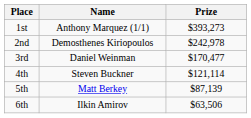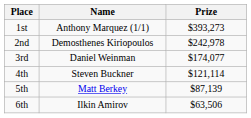(206, 58) $170,477 -> (206, 58) $174,077
